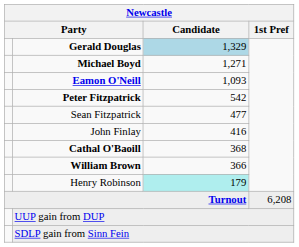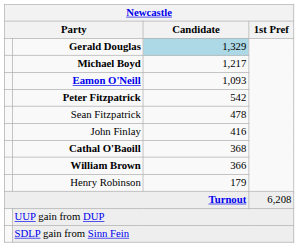(234, 64) 1,271 -> (234, 64) 1,217
(238, 115) 477 -> (238, 115) 478
(238, 183) paleturquoise background -> (238, 183) no background
